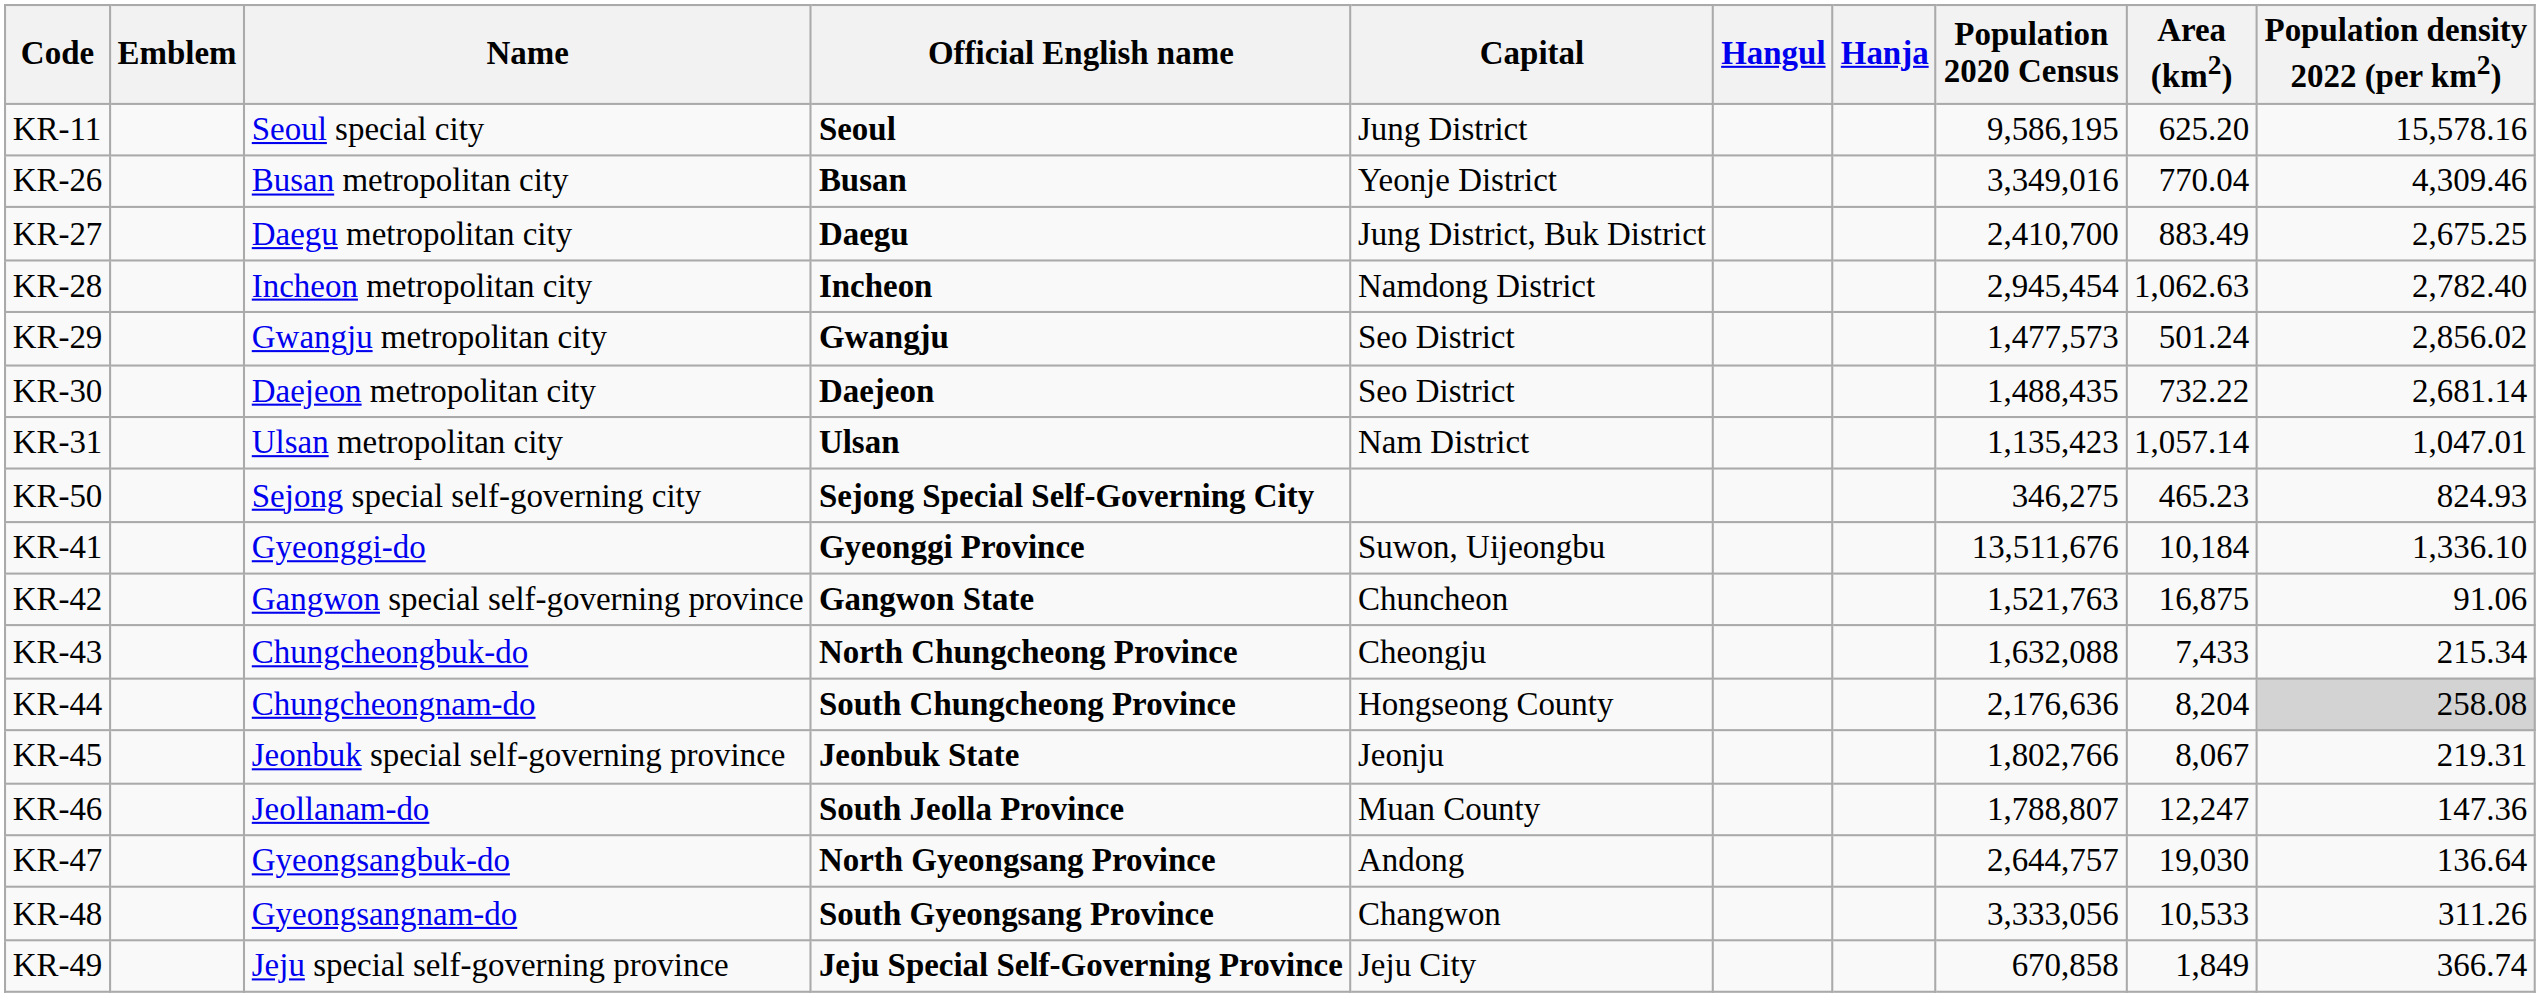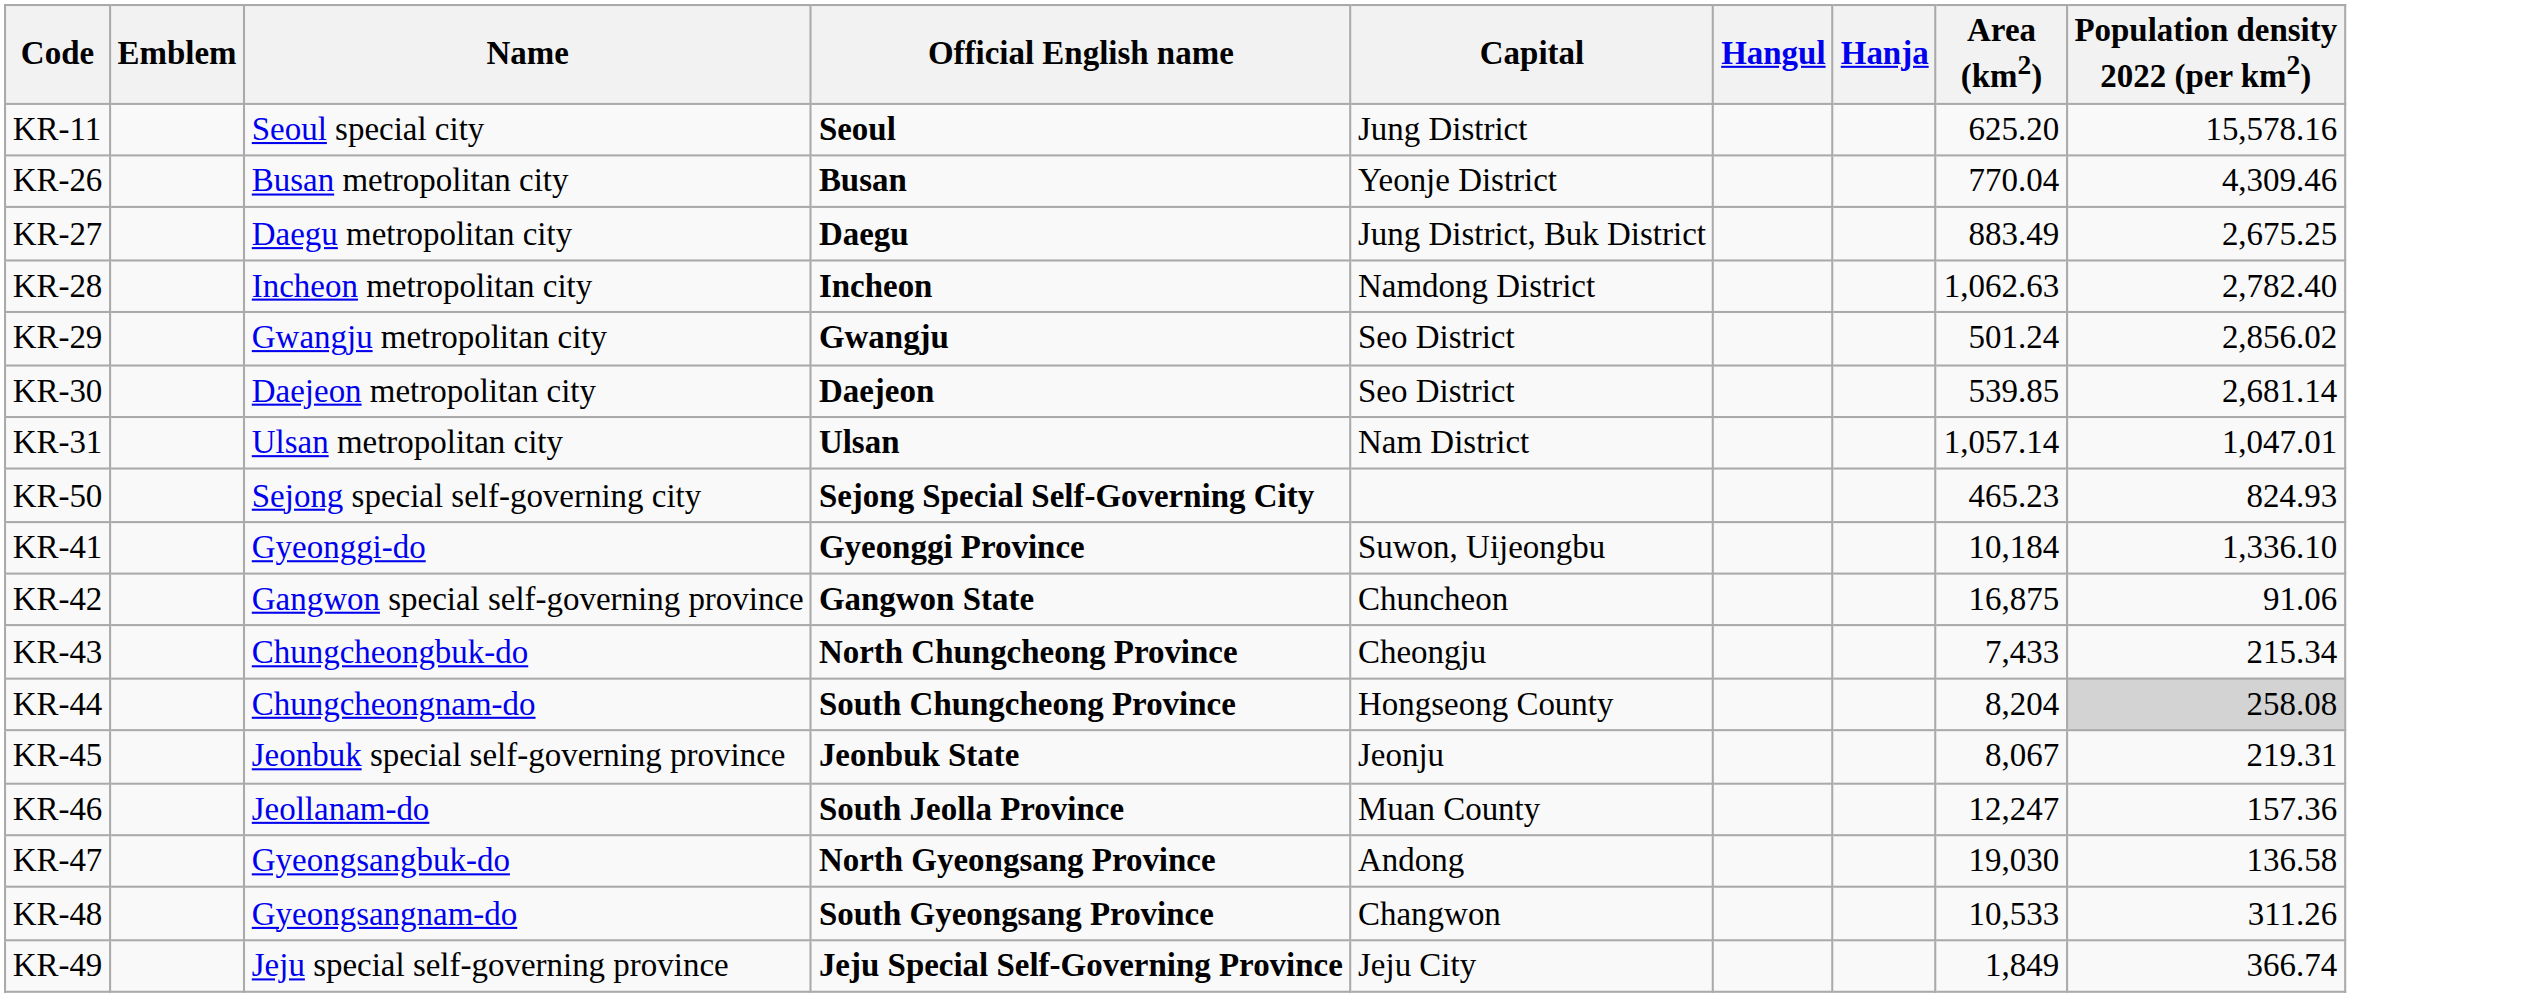- column: (2031, 53)
(2204, 390) 732.22 -> (2014, 390) 539.85
(2482, 808) 147.36 -> (2292, 808) 157.36
(2482, 860) 136.64 -> (2292, 860) 136.58
